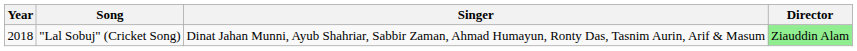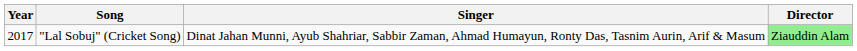(20, 35) 2018 -> (20, 35) 2017
